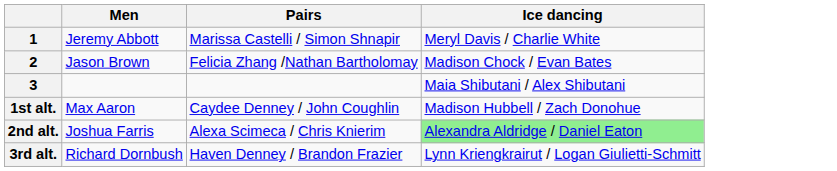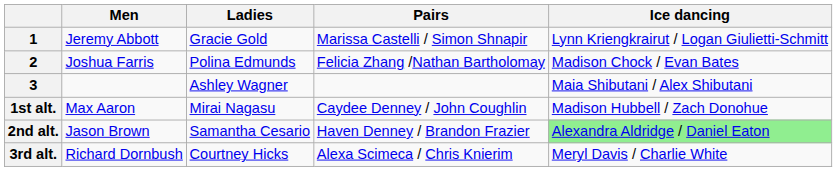+ column: (250, 16)
(512, 39) Meryl Davis / Charlie White -> (690, 39) Lynn Kriengkrairut / Logan Giulietti-Schmitt
(108, 62) Jason Brown -> (110, 62) Joshua Farris
(110, 131) Joshua Farris -> (108, 131) Jason Brown
(287, 131) Alexa Scimeca / Chris Knierim -> (423, 131) Haven Denney / Brandon Frazier
(296, 154) Haven Denney / Brandon Frazier -> (415, 154) Alexa Scimeca / Chris Knierim
(563, 154) Lynn Kriengkrairut / Logan Giulietti-Schmitt -> (640, 154) Meryl Davis / Charlie White
